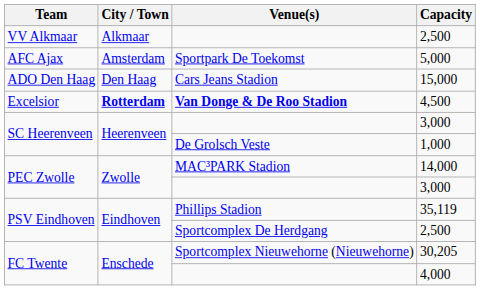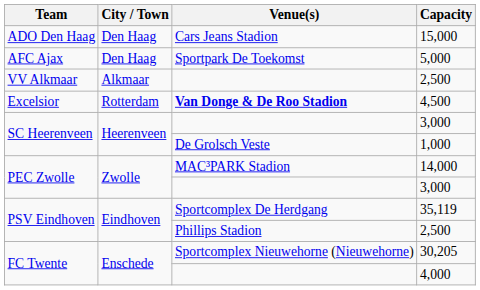rows swapped: (51, 79) <-> (42, 36)
(133, 58) Amsterdam -> (129, 58) Den Haag
(133, 101) bold -> (130, 101) normal
(218, 209) Phillips Stadion -> (251, 209) Sportcomplex De Herdgang
(251, 230) Sportcomplex De Herdgang -> (218, 230) Phillips Stadion
